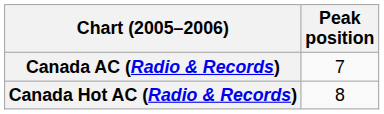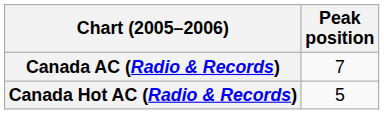(340, 94) 8 -> (340, 94) 5
